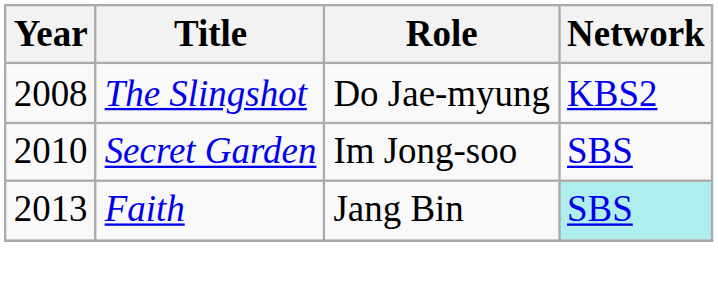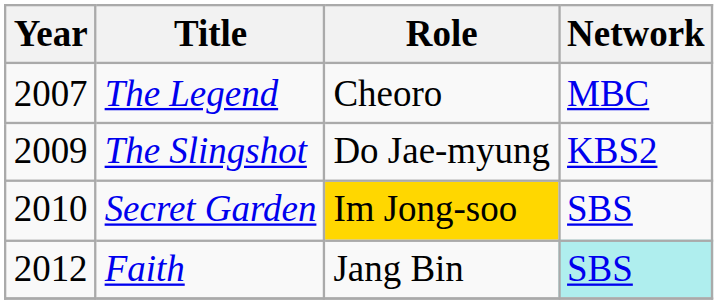+ row: (191, 92)
(51, 92) 2008 -> (51, 151) 2009
(425, 151) no background -> (425, 209) gold background
(51, 209) 2013 -> (51, 268) 2012
